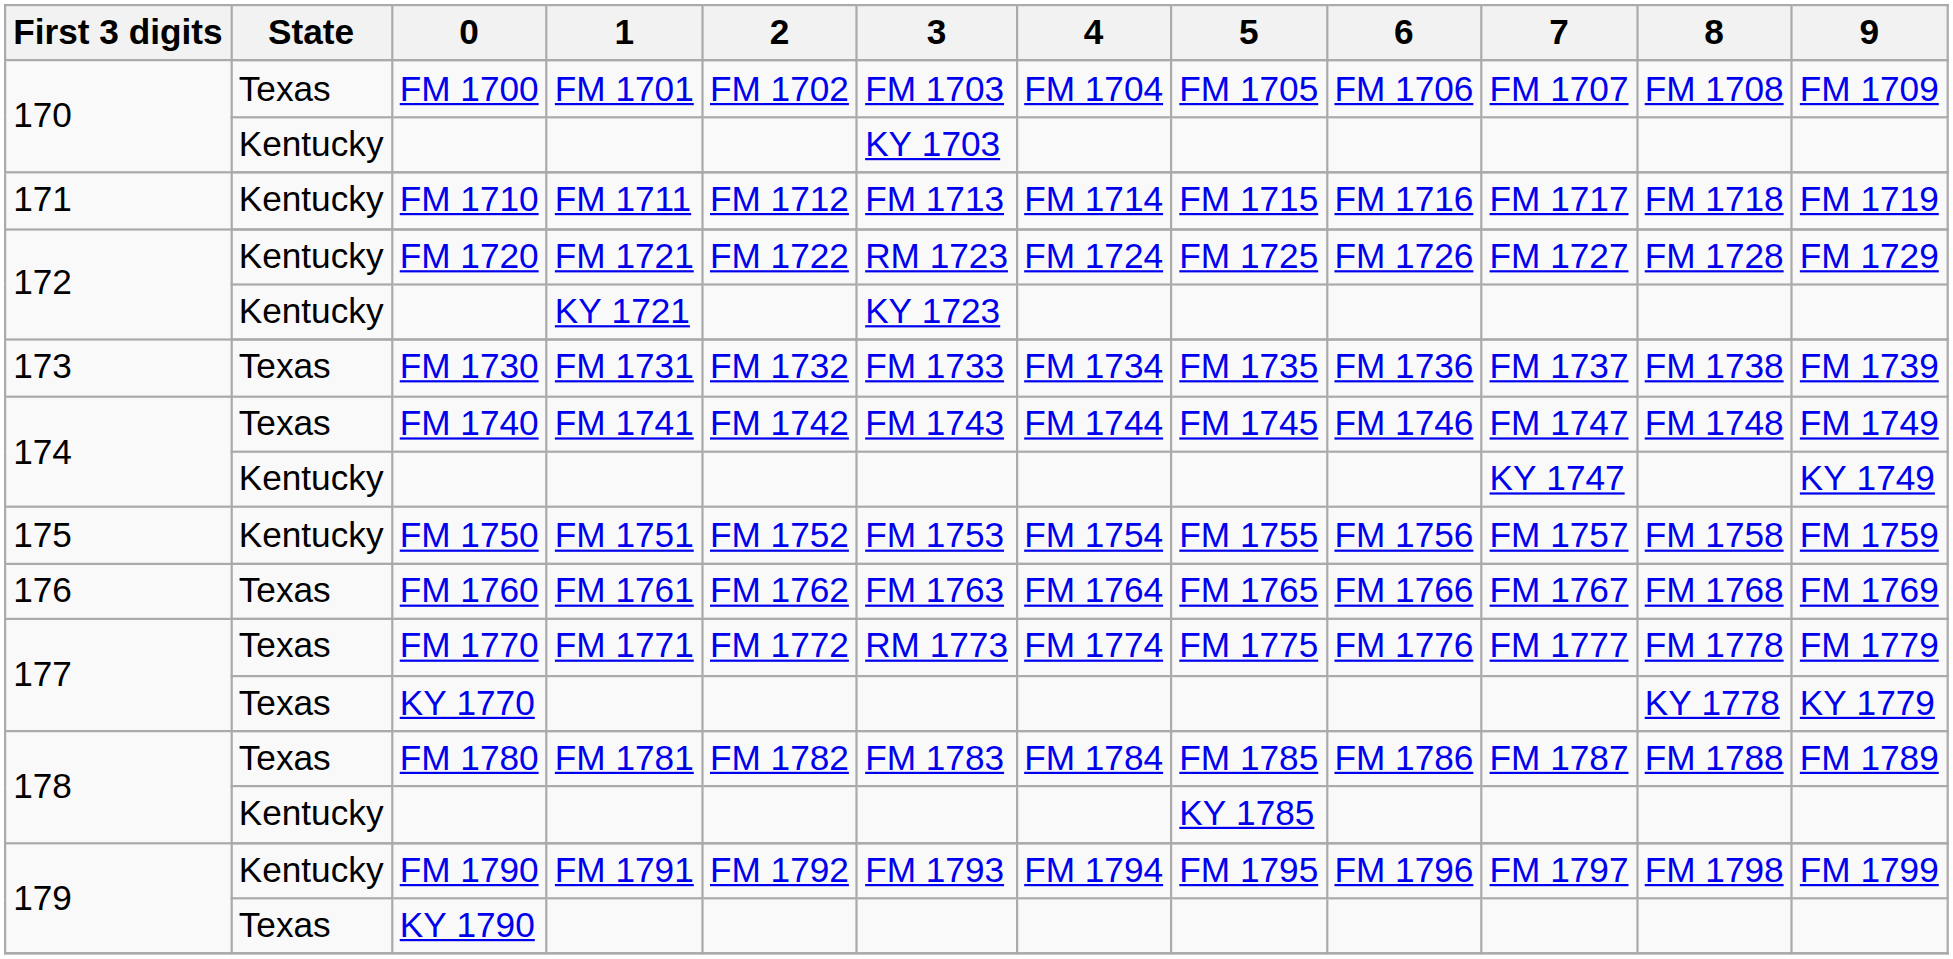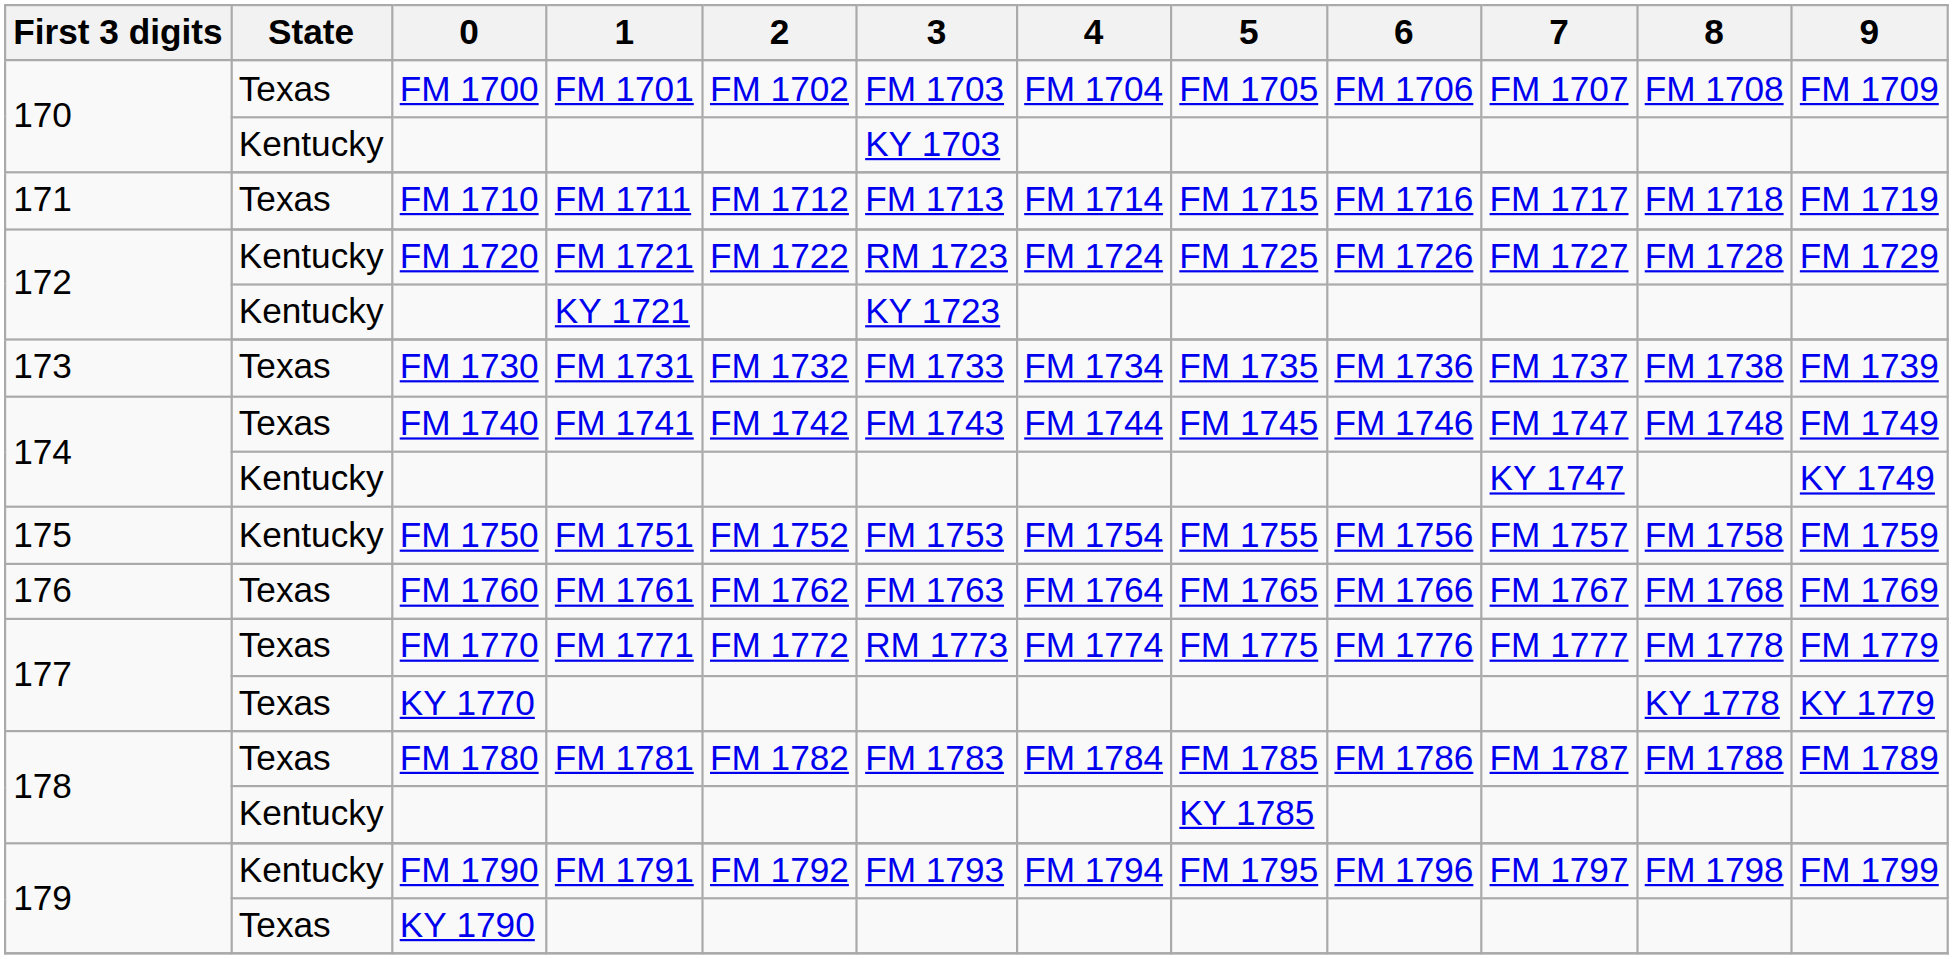(311, 199) Kentucky -> (285, 199) Texas
